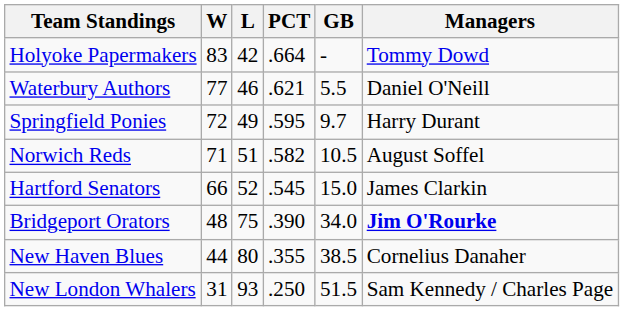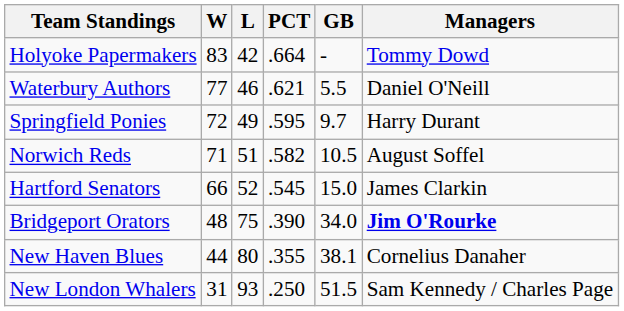(339, 255) 38.5 -> (339, 255) 38.1
